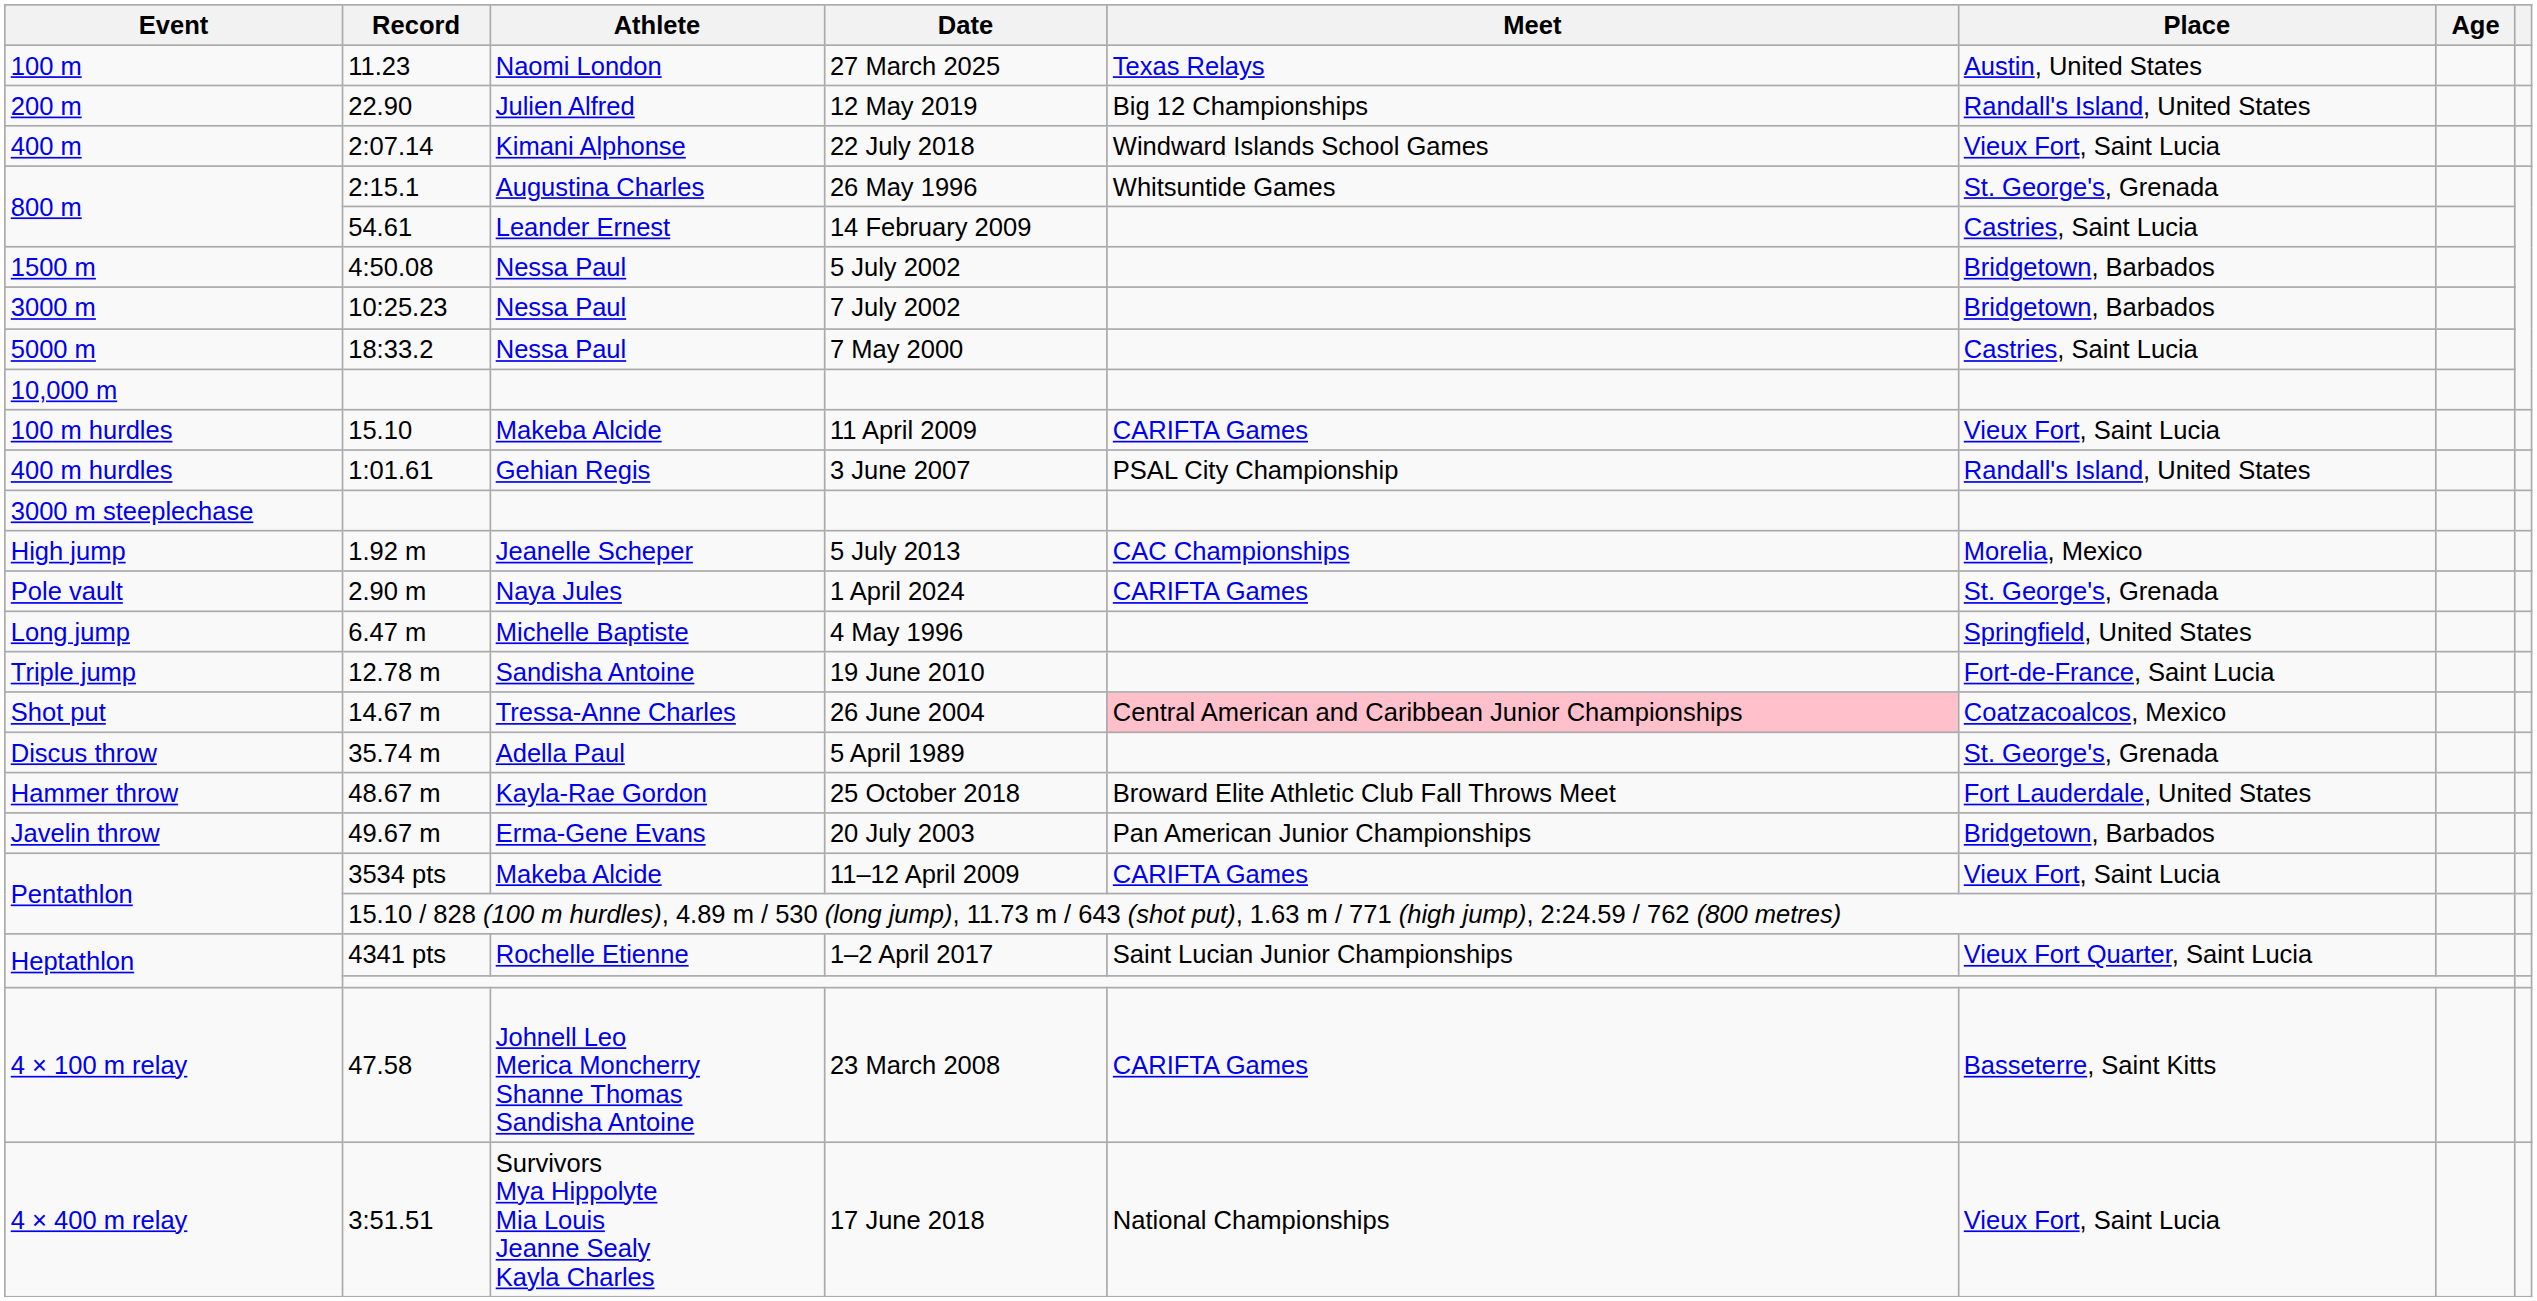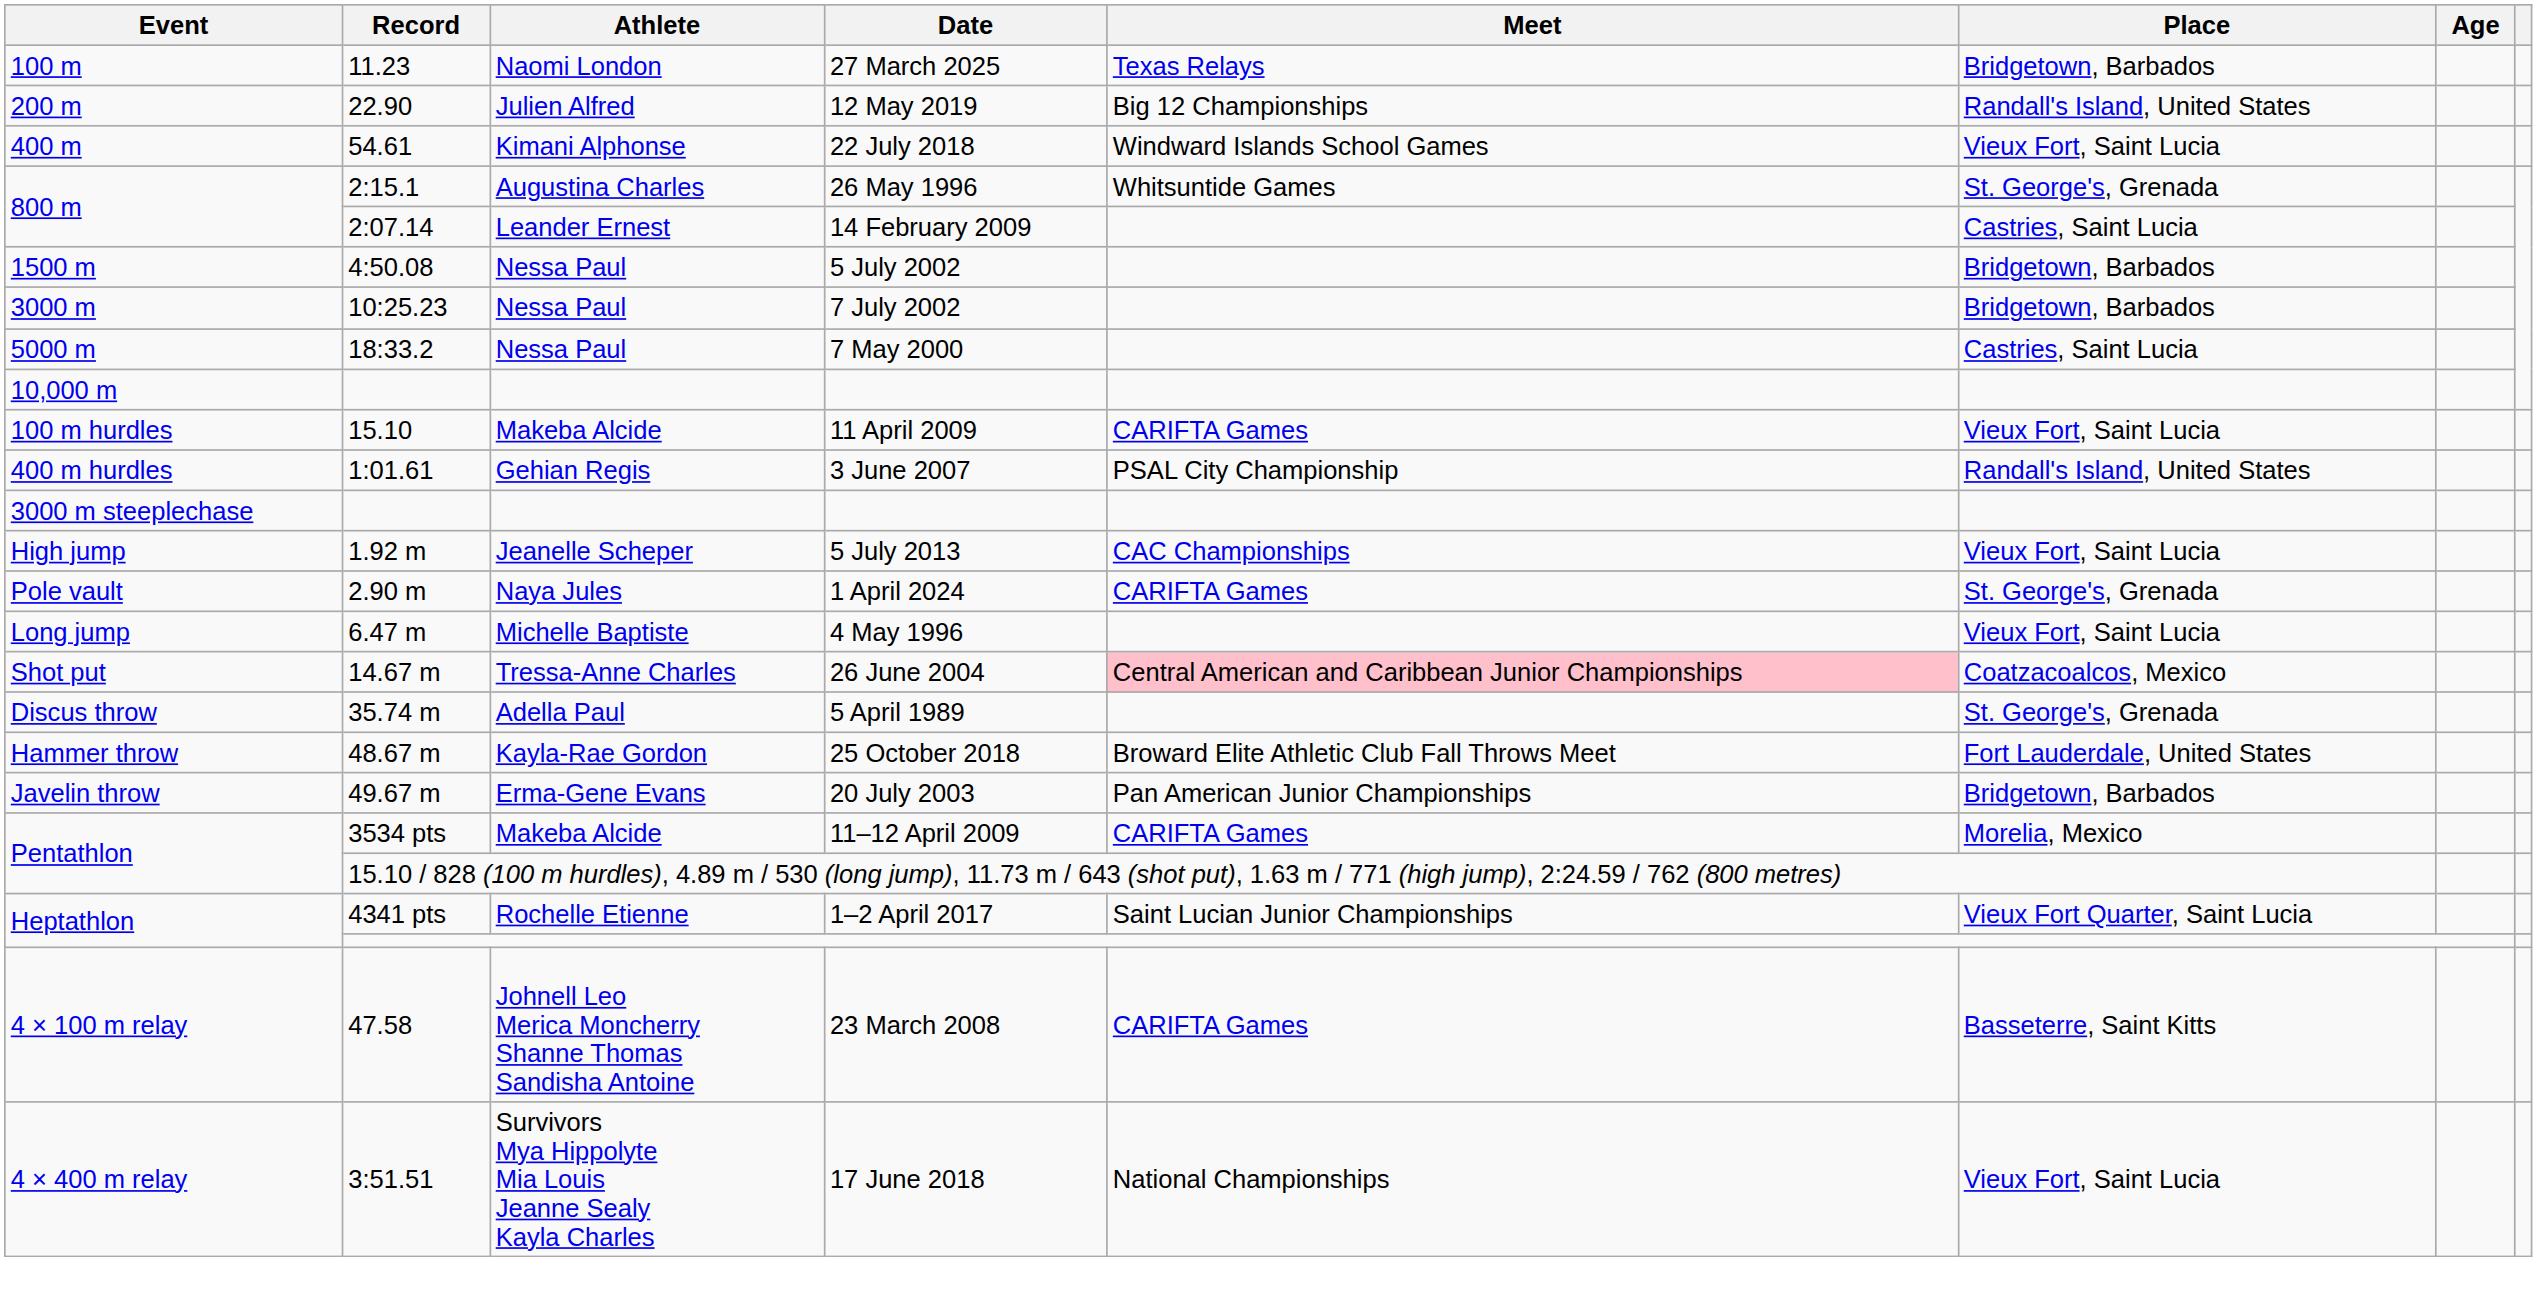(2083, 66) Austin, United States -> (2089, 66) Bridgetown, Barbados
(391, 147) 2:07.14 -> (380, 147) 54.61
(380, 227) 54.61 -> (391, 227) 2:07.14
(2053, 551) Morelia, Mexico -> (2092, 551) Vieux Fort, Saint Lucia
(2108, 632) Springfield, United States -> (2092, 632) Vieux Fort, Saint Lucia
- row: (73, 672)
(2092, 874) Vieux Fort, Saint Lucia -> (2053, 834) Morelia, Mexico
